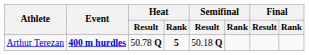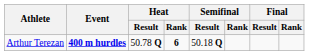(176, 43) 5 -> (176, 43) 6
